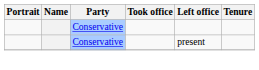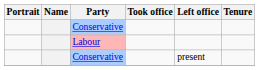+ row: (23, 42)
